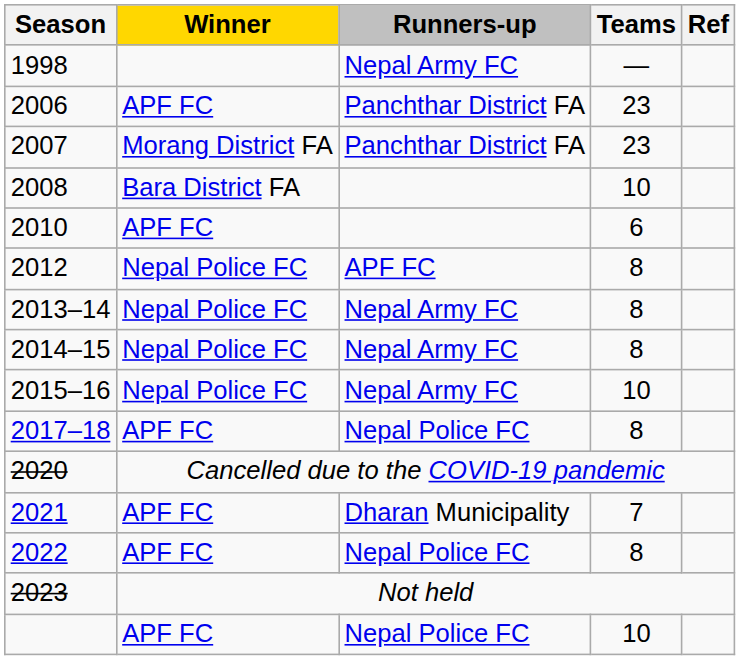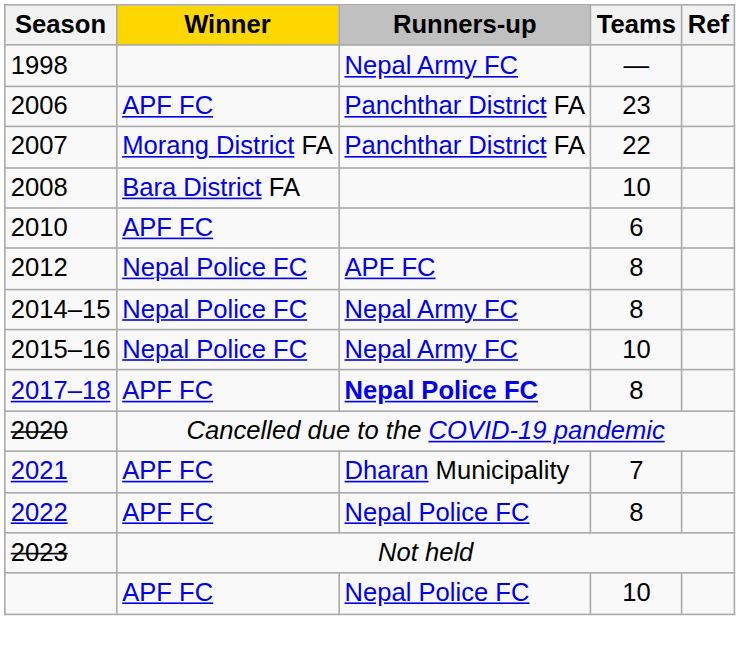(636, 146) 23 -> (636, 146) 22
- row: (61, 308)
(437, 430) normal -> (441, 390) bold
